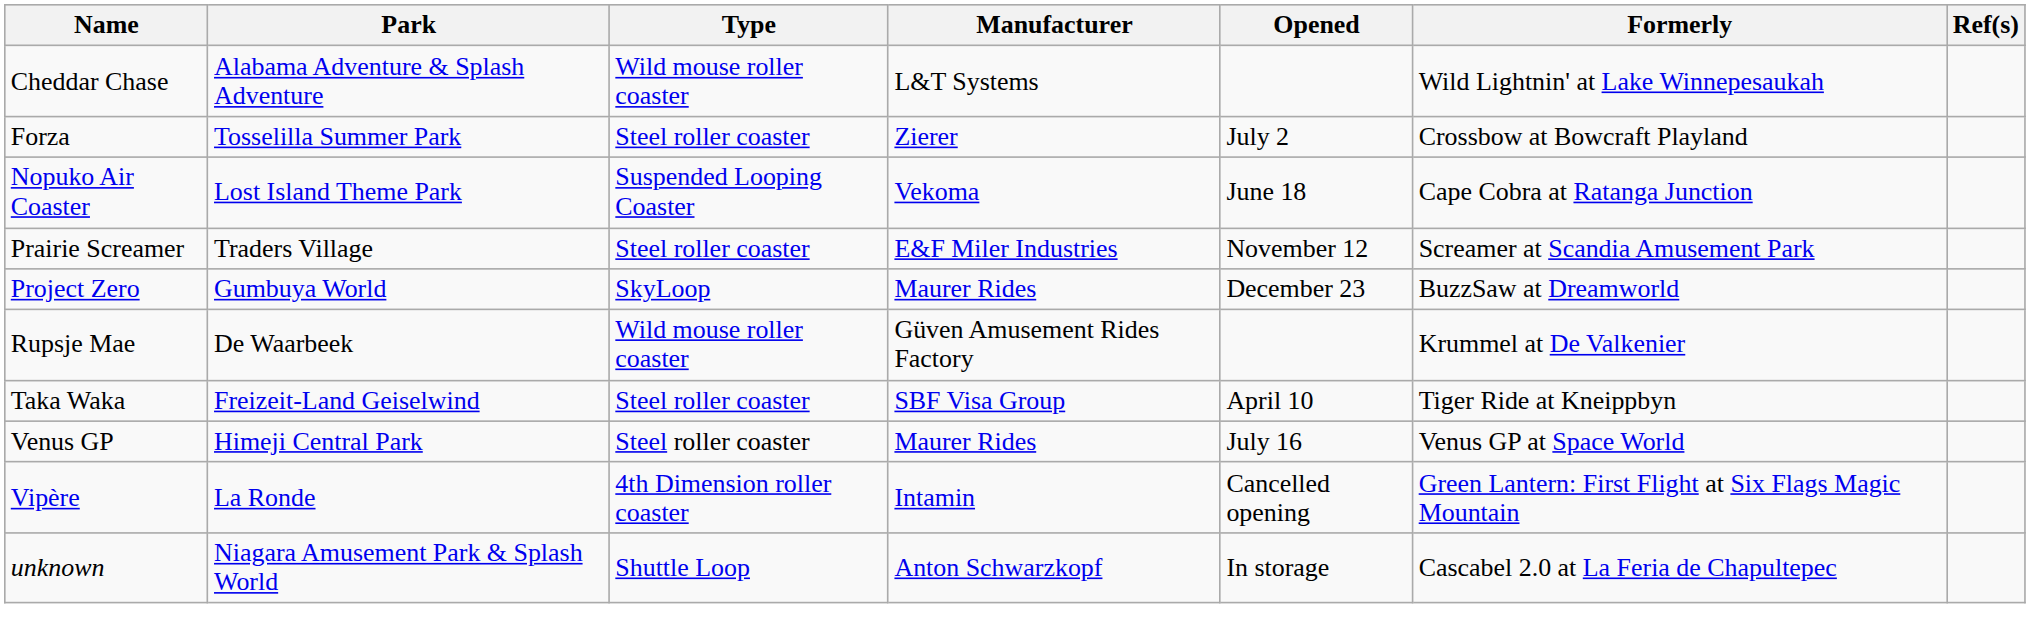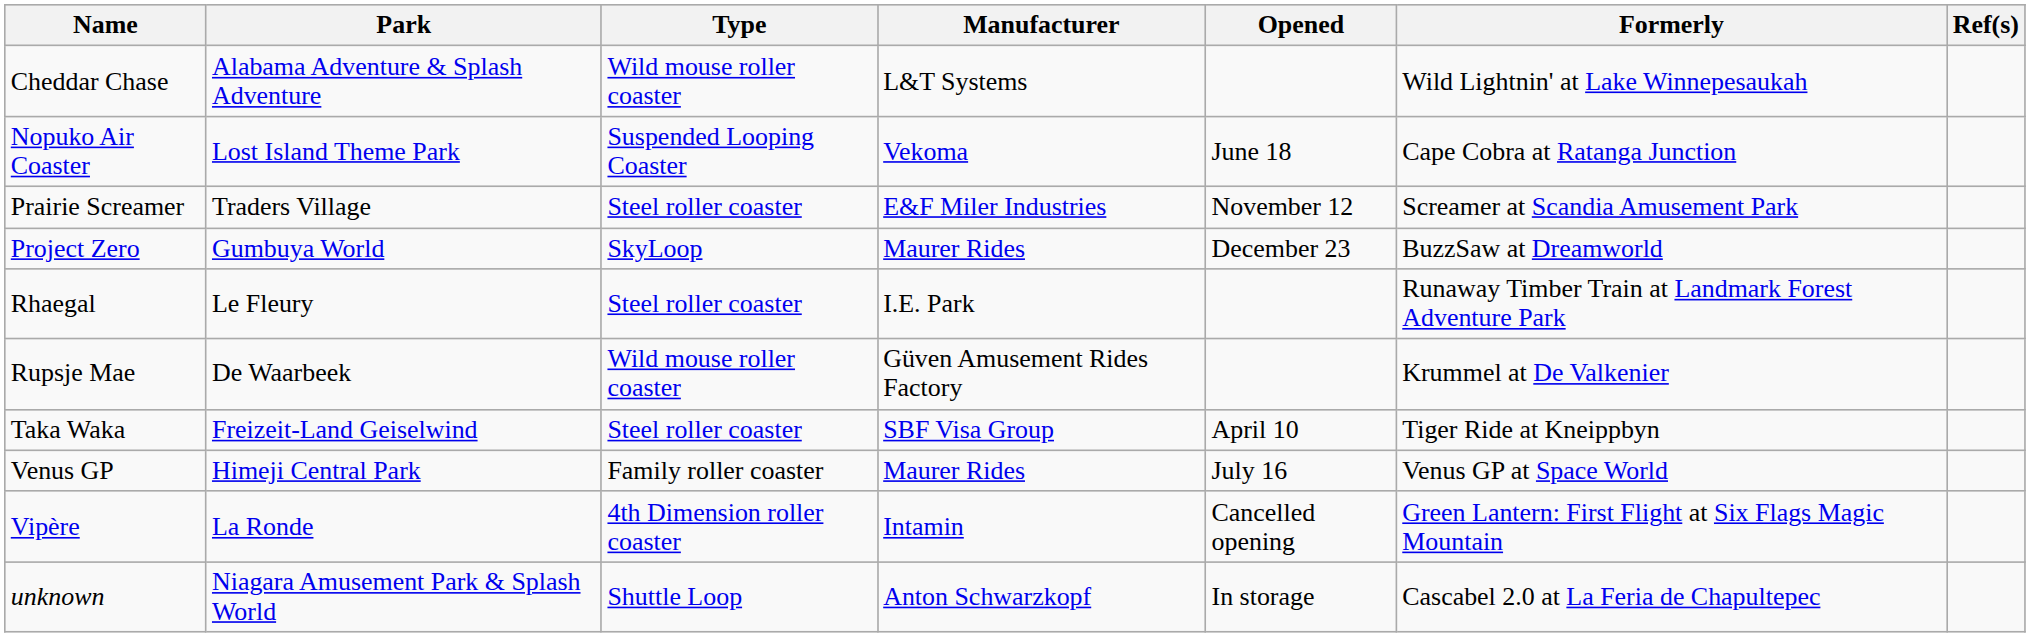- row: (40, 136)
+ row: (53, 303)
(712, 441) Steel roller coaster -> (715, 470) Family roller coaster
